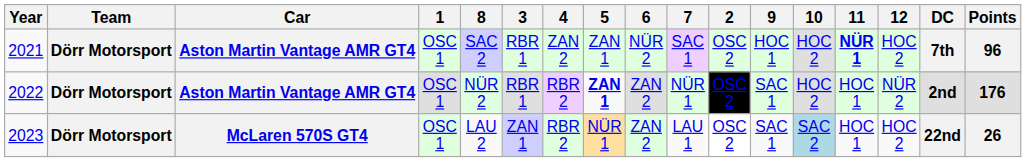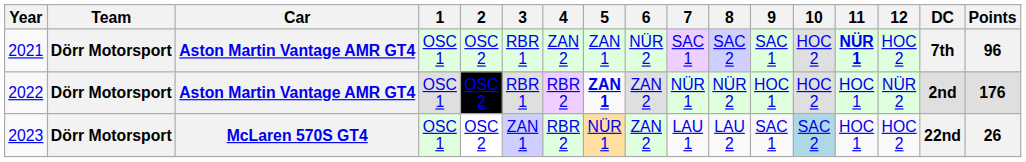columns swapped: (729, 17) <-> (481, 17)
(772, 50) HOC 1 -> (772, 50) SAC 1
(772, 92) SAC 1 -> (772, 92) HOC 1
